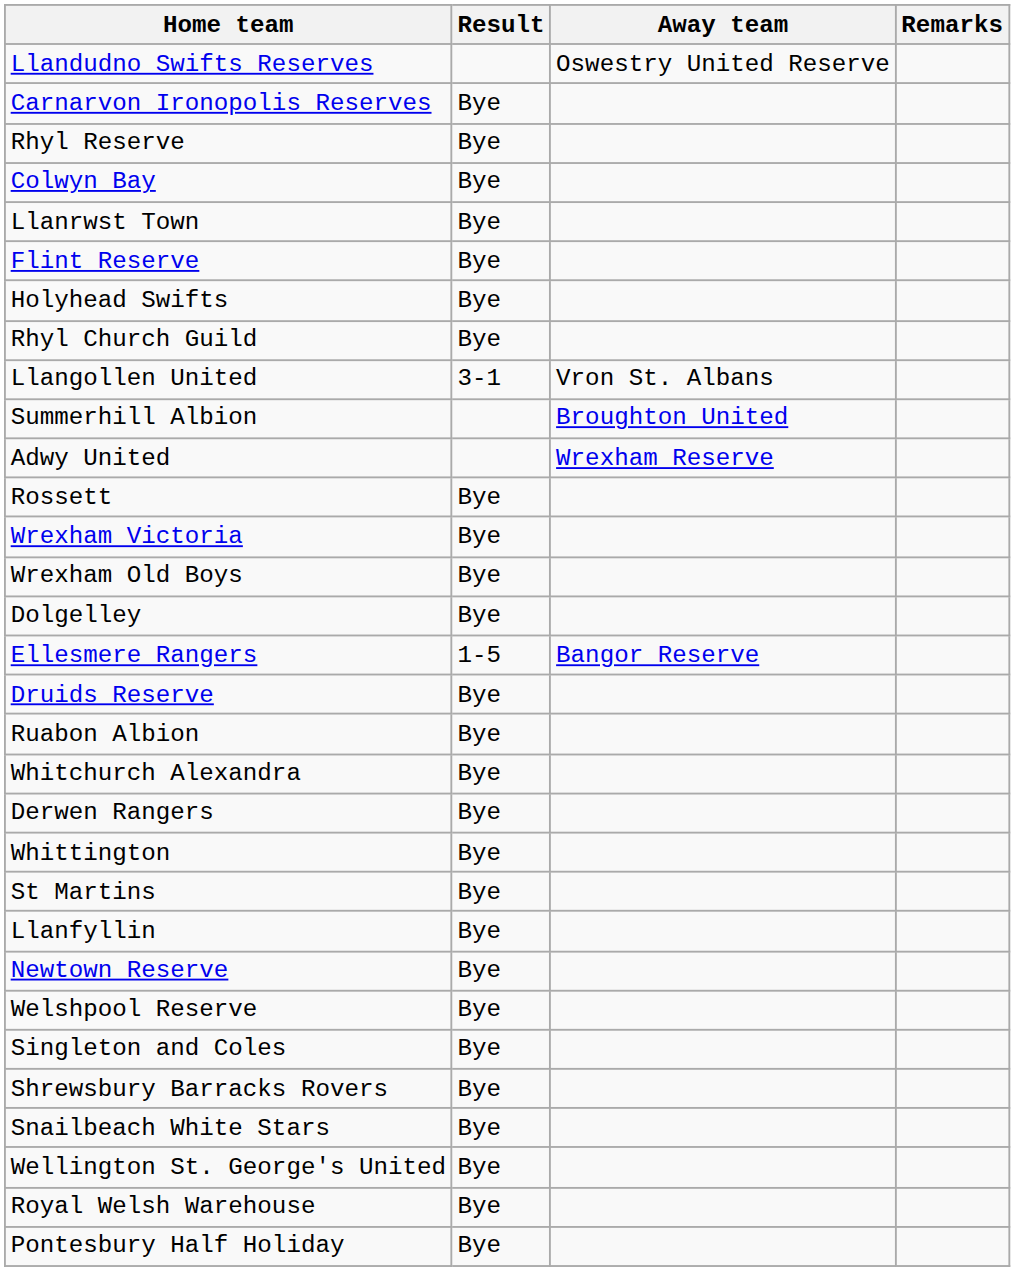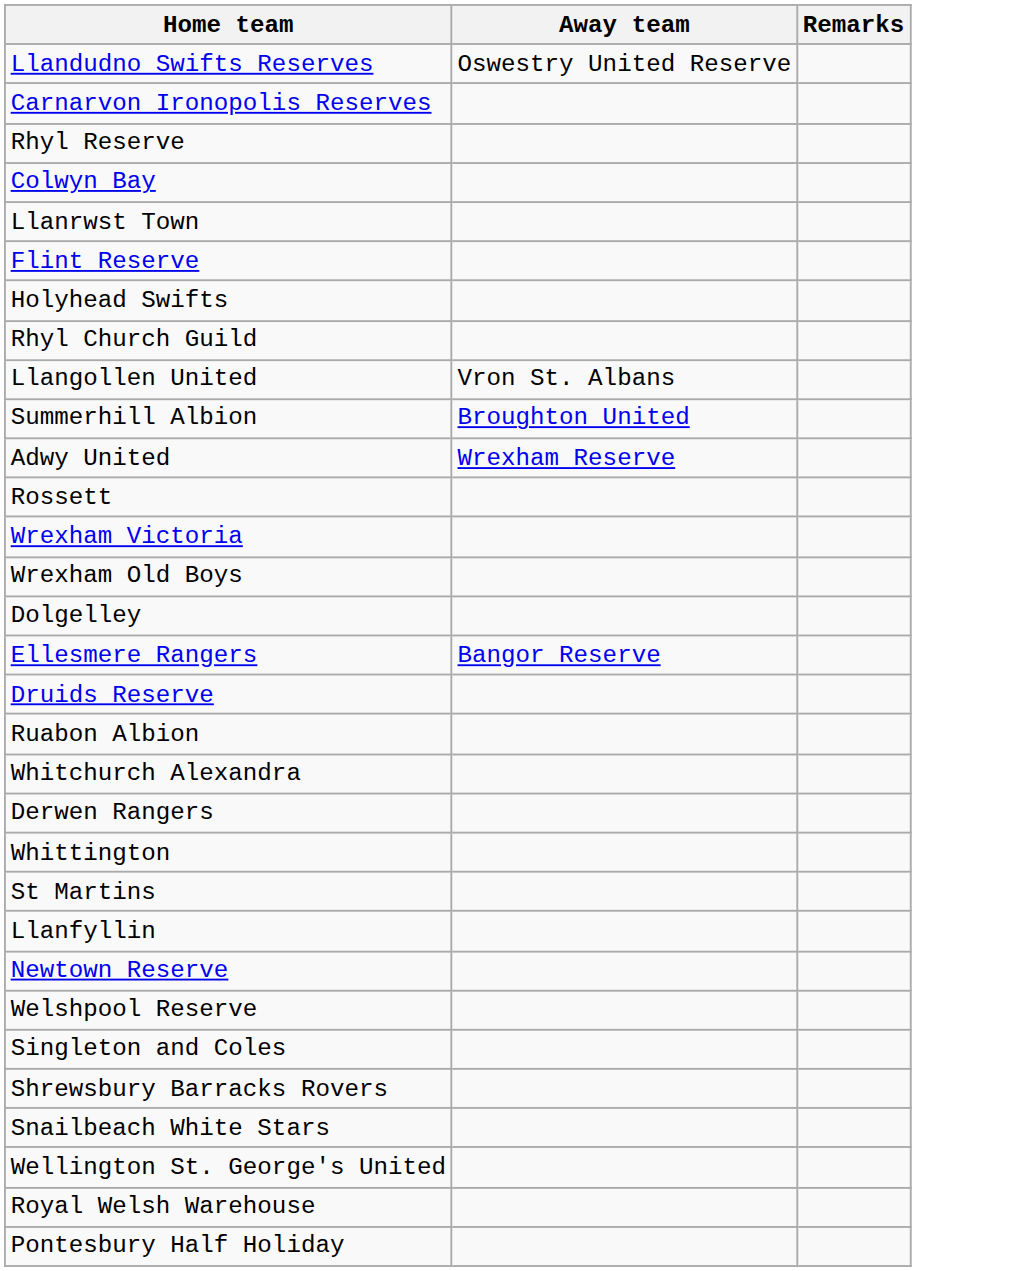- column: (501, 25)
